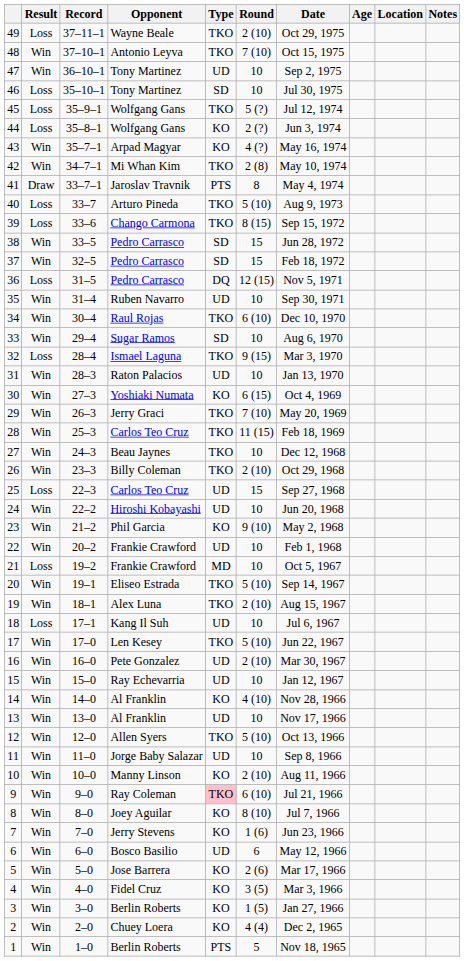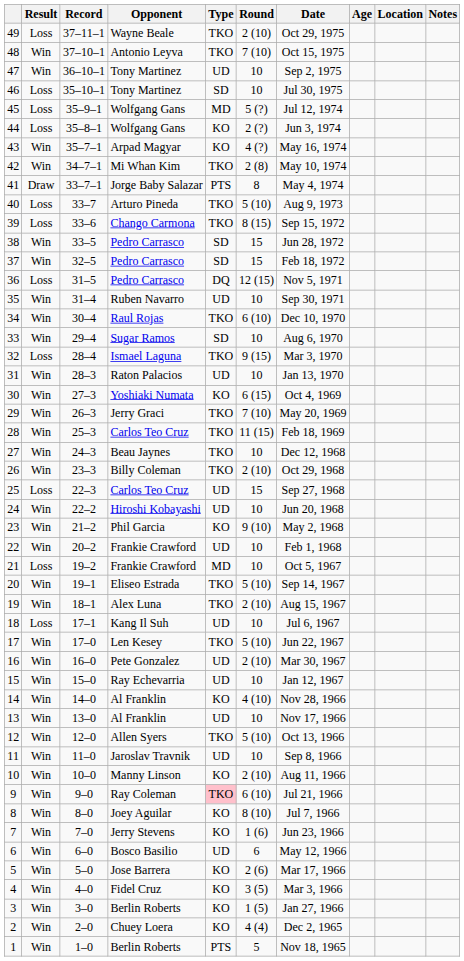(221, 109) TKO -> (221, 109) MD
(150, 185) Jaroslav Travnik -> (157, 185) Jorge Baby Salazar
(157, 756) Jorge Baby Salazar -> (150, 756) Jaroslav Travnik
